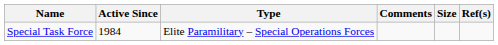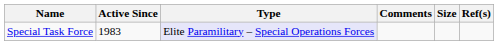(110, 31) 1984 -> (110, 31) 1983
(269, 31) no background -> (269, 31) lavender background
